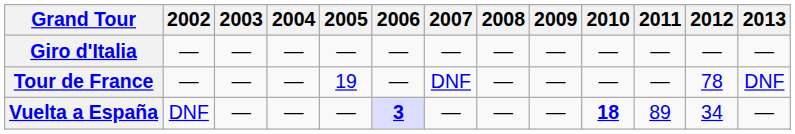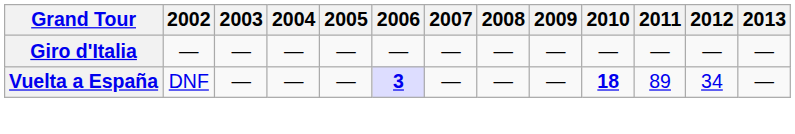- row: (84, 81)
